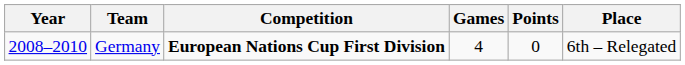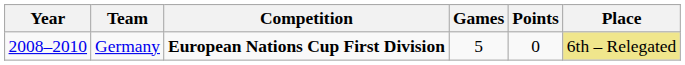(479, 45) 4 -> (479, 45) 5
(622, 45) no background -> (622, 45) khaki background
